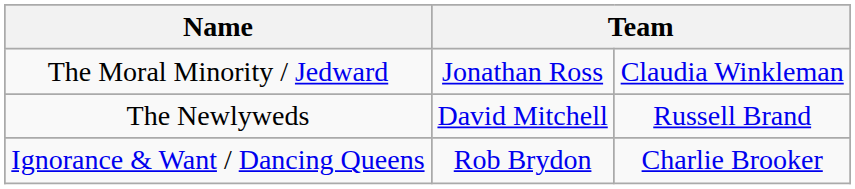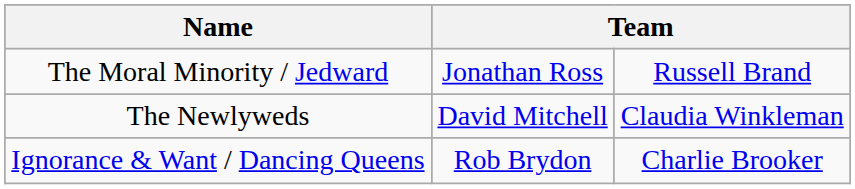(732, 71) Claudia Winkleman -> (732, 71) Russell Brand
(732, 115) Russell Brand -> (732, 115) Claudia Winkleman
